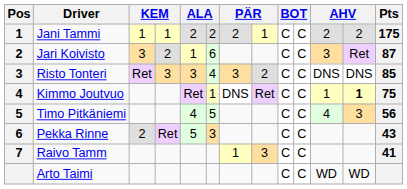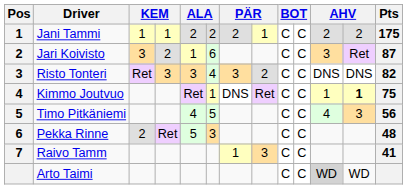(389, 74) 85 -> (389, 74) 82
(389, 134) 43 -> (389, 134) 48
(326, 174) no background -> (326, 174) lightgrey background
